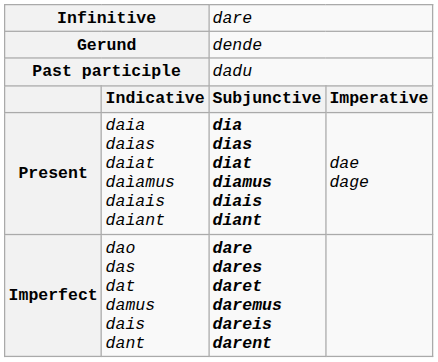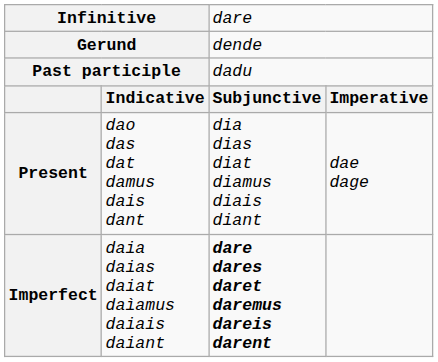(140, 173) daia daias daiat daìamus daiais daiant -> (130, 173) dao das dat damus dais dant
(242, 173) bold -> (242, 173) normal
(130, 296) dao das dat damus dais dant -> (140, 296) daia daias daiat daìamus daiais daiant
